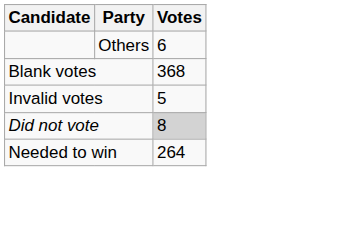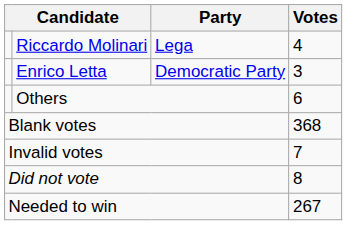+ row: (82, 44)
+ row: (62, 71)
(162, 98) 5 -> (298, 152) 7
(162, 125) lightgrey background -> (298, 179) no background
(171, 152) 264 -> (307, 206) 267
